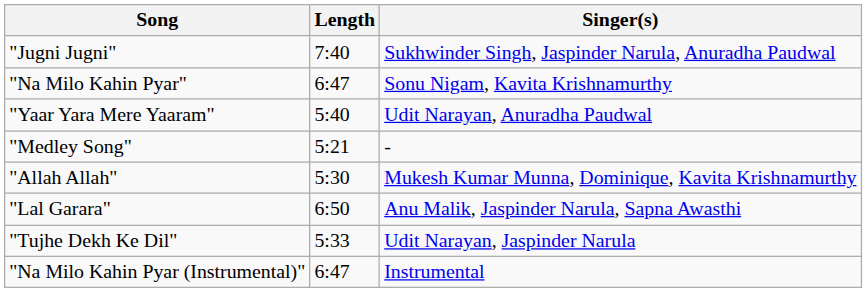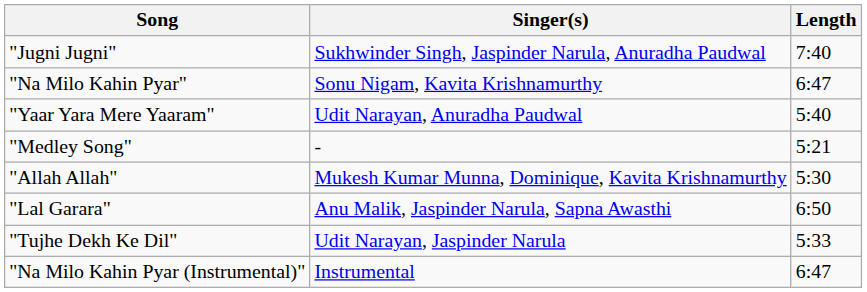columns swapped: (620, 20) <-> (345, 20)
